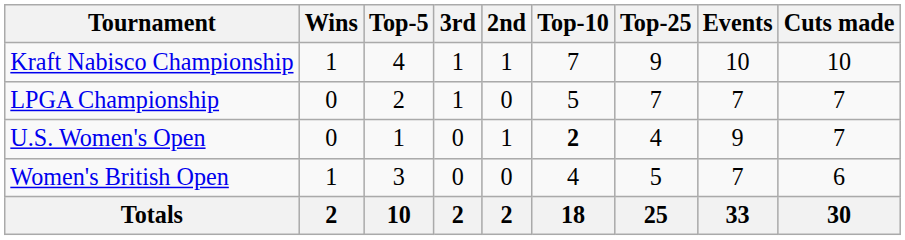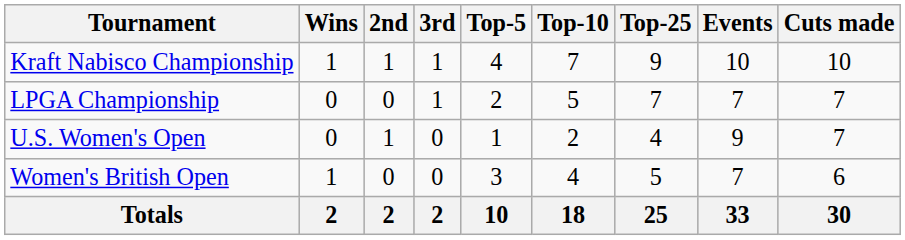columns swapped: (507, 23) <-> (399, 23)
(573, 138) bold -> (573, 138) normal
